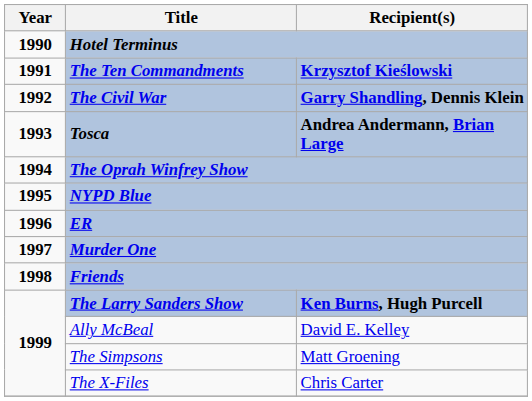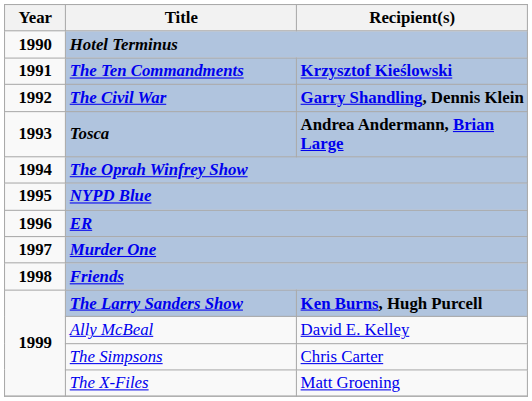(350, 356) Matt Groening -> (342, 356) Chris Carter
(342, 383) Chris Carter -> (350, 383) Matt Groening
